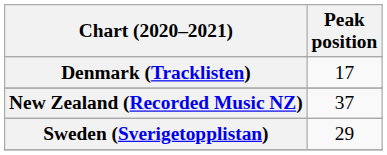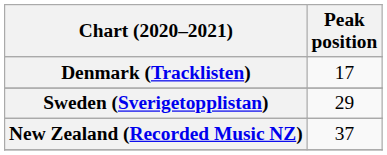rows swapped: (156, 103) <-> (156, 133)
